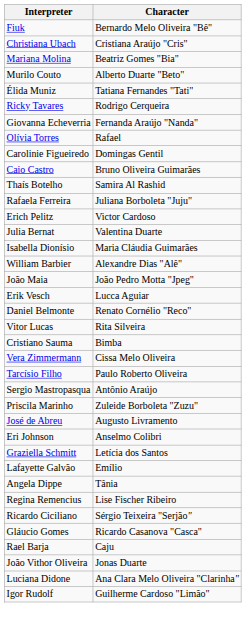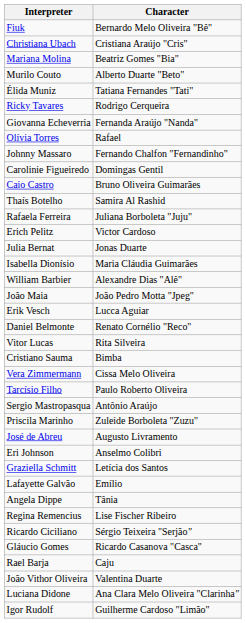+ row: (39, 153)
(129, 232) Valentina Duarte -> (121, 248) Jonas Duarte
(121, 563) Jonas Duarte -> (129, 578) Valentina Duarte
